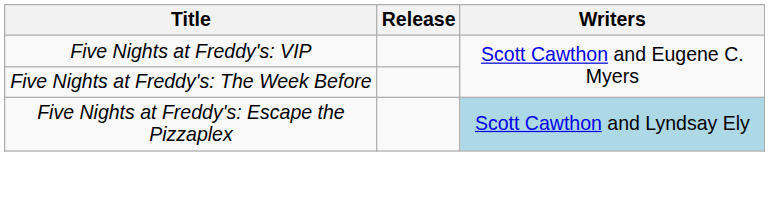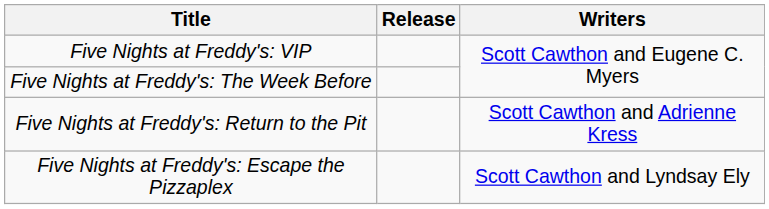+ row: (191, 123)
(612, 123) lightblue background -> (612, 176) no background
